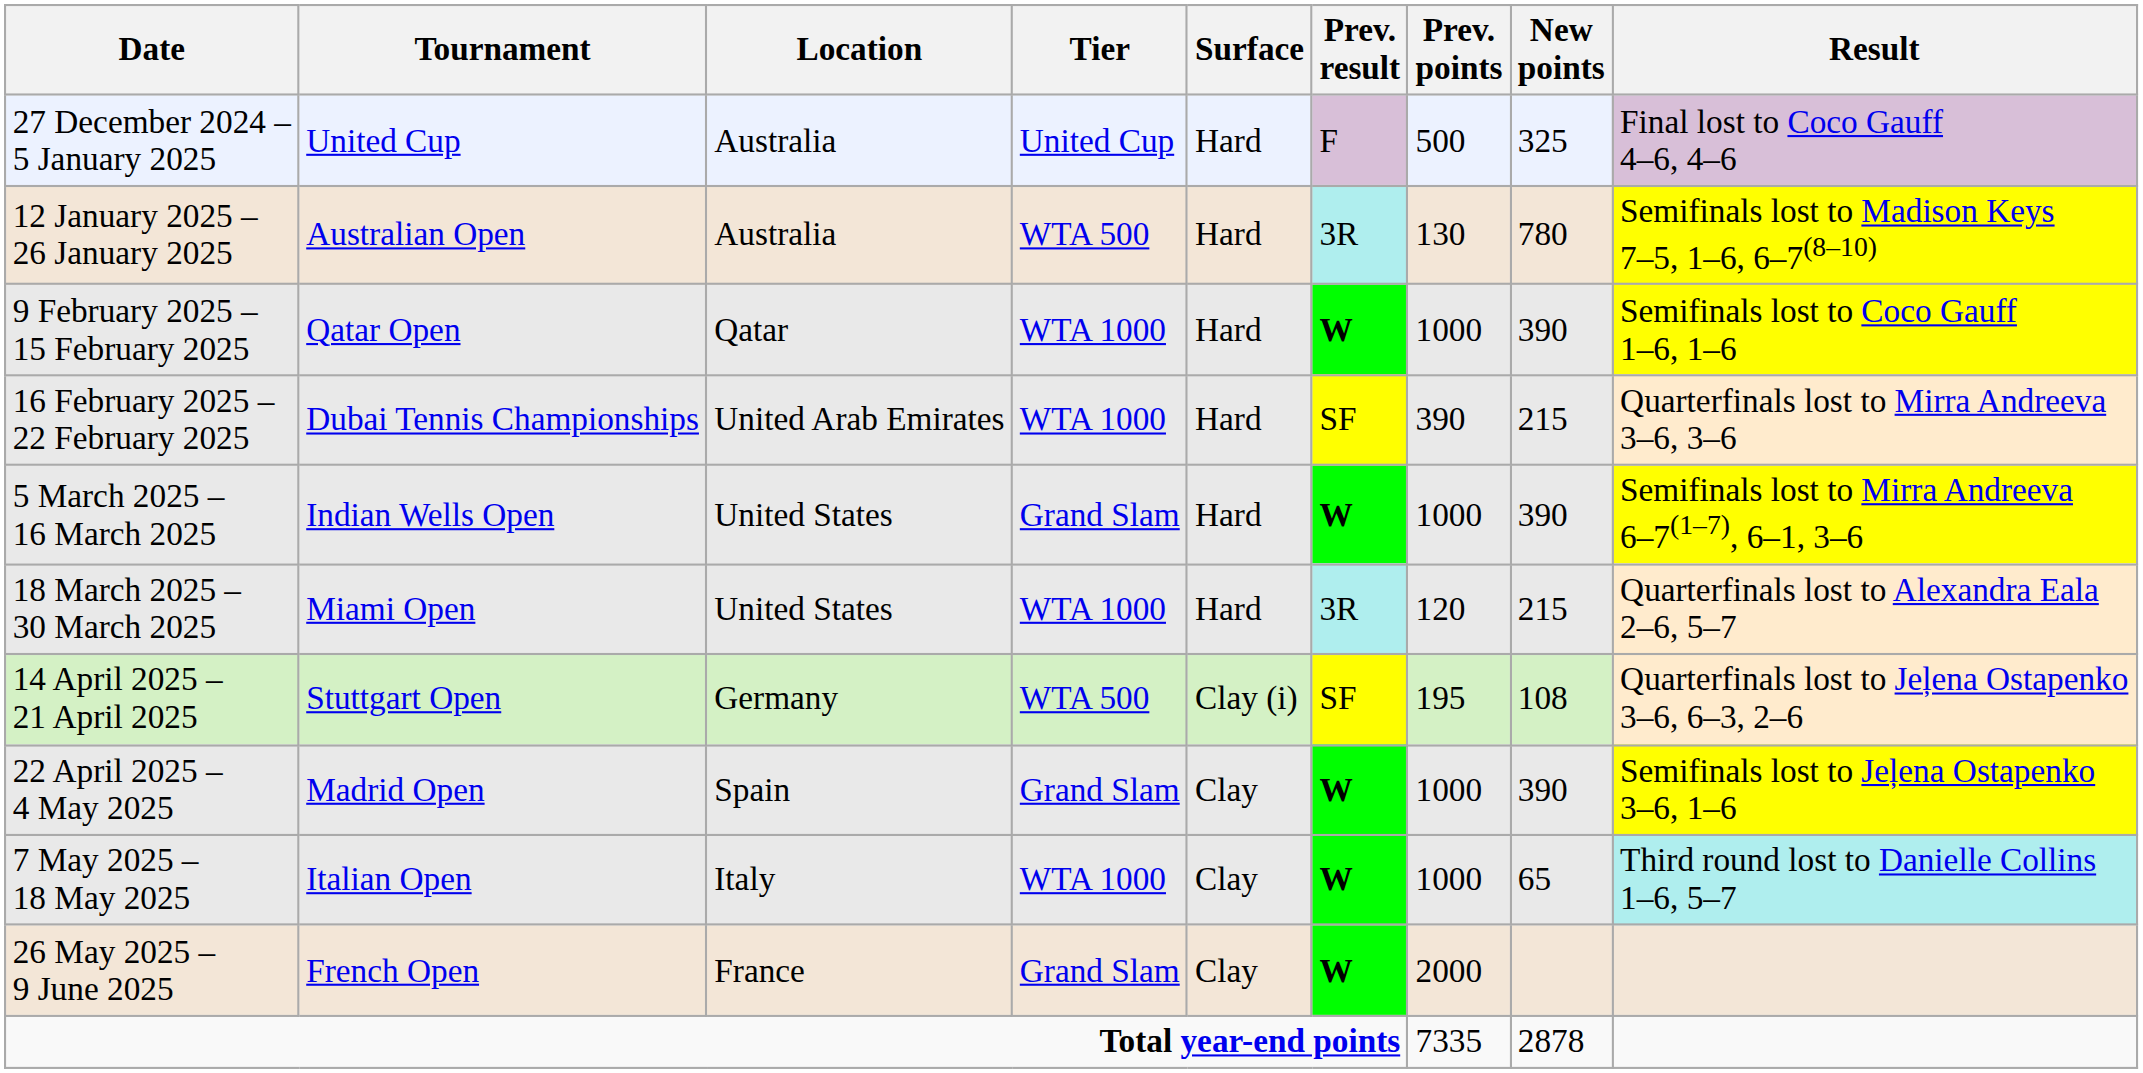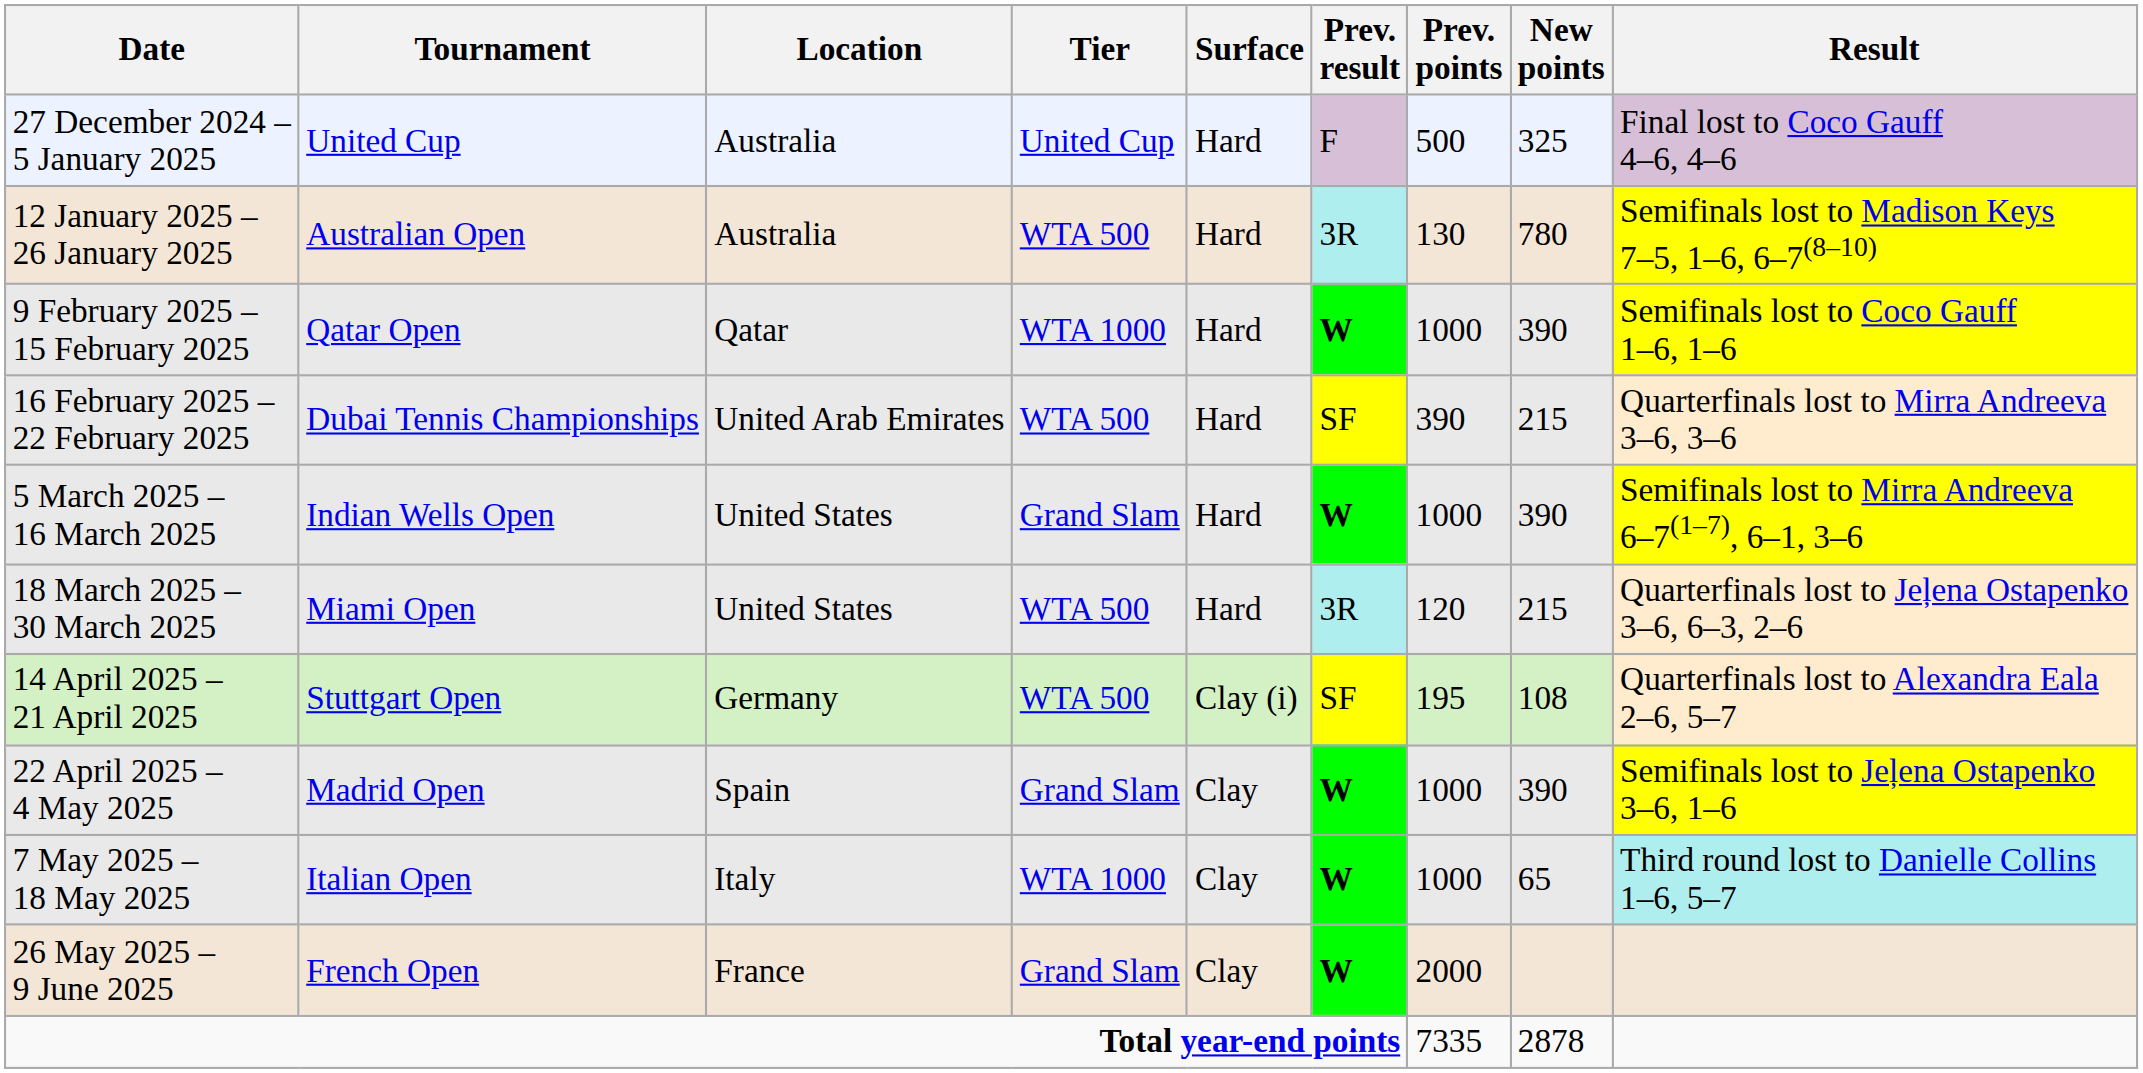(1093, 419) WTA 1000 -> (1085, 419) WTA 500
(1093, 608) WTA 1000 -> (1085, 608) WTA 500
(1859, 608) Quarterfinals lost to Alexandra Eala 2–6, 5–7 -> (1874, 608) Quarterfinals lost to Jeļena Ostapenko 3–6, 6–3, 2–6
(1874, 699) Quarterfinals lost to Jeļena Ostapenko 3–6, 6–3, 2–6 -> (1859, 699) Quarterfinals lost to Alexandra Eala 2–6, 5–7
